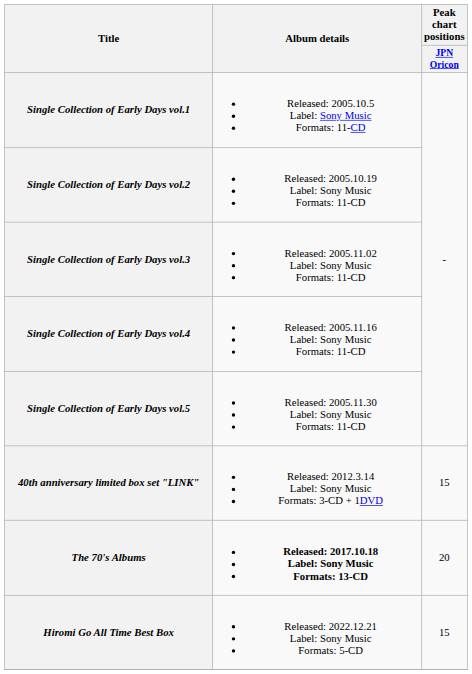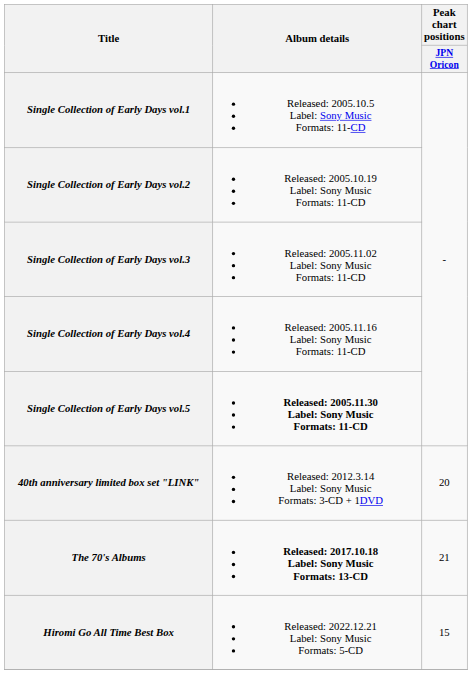(317, 415) normal -> (317, 415) bold
(444, 483) 15 -> (444, 483) 20
(444, 557) 20 -> (444, 557) 21
